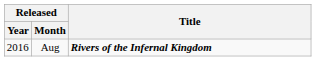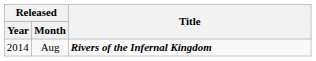(18, 47) 2016 -> (18, 47) 2014
